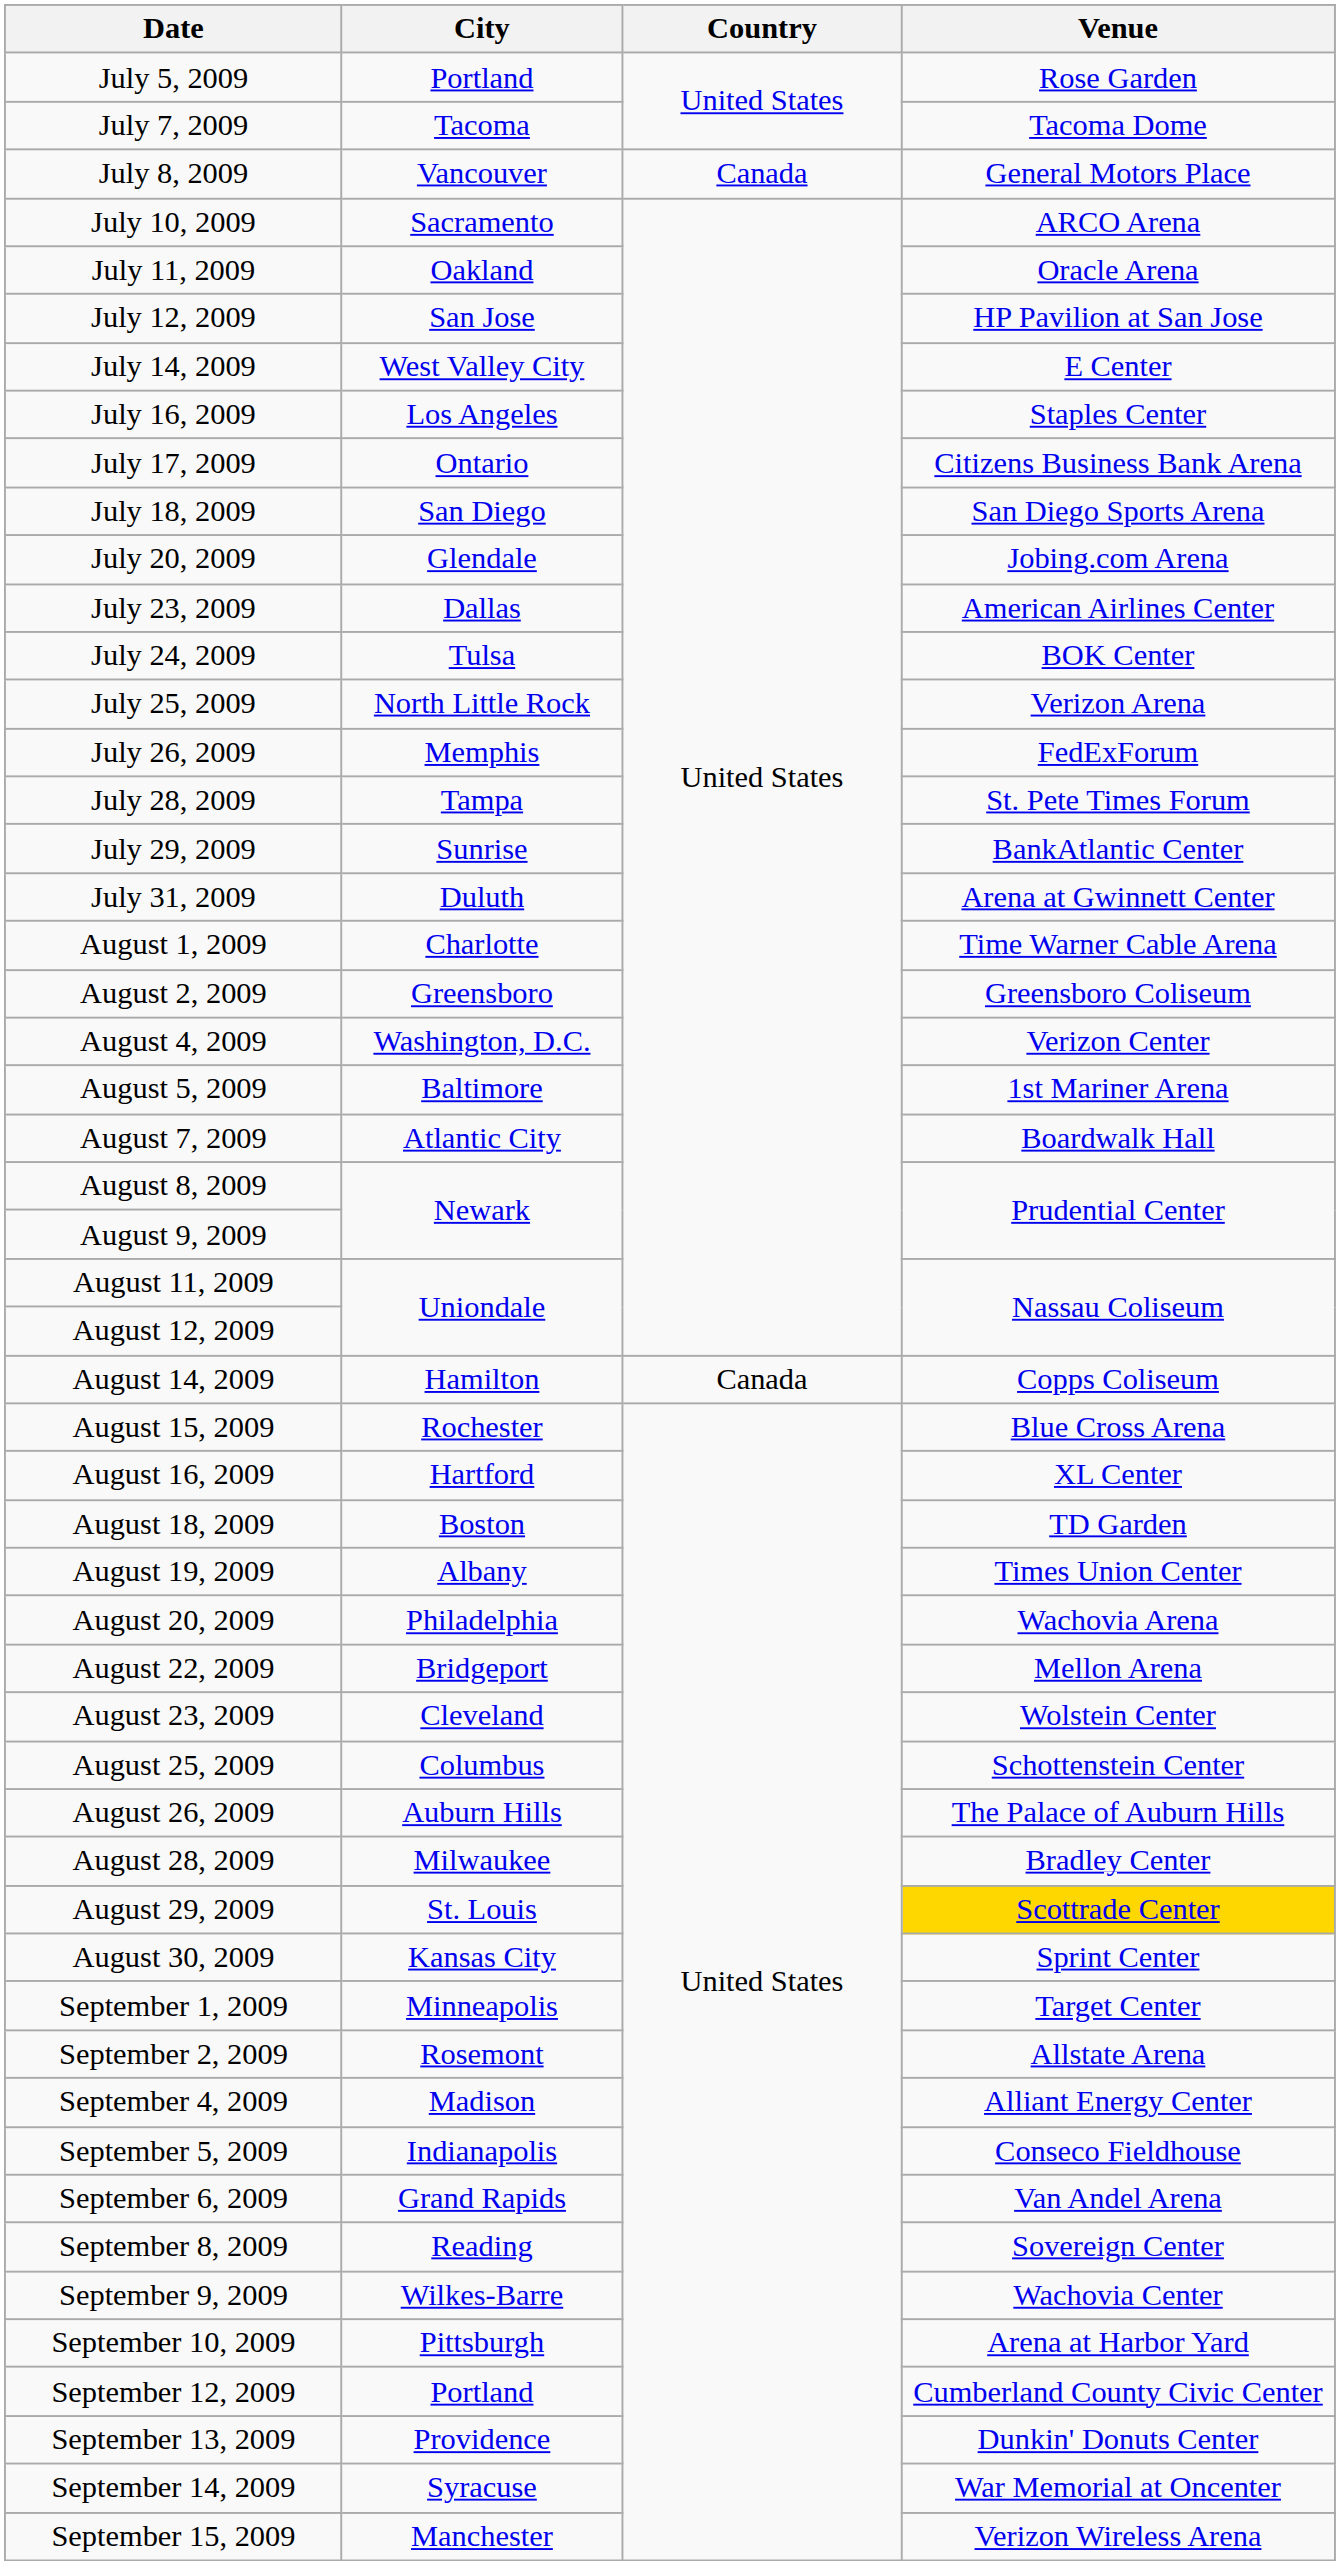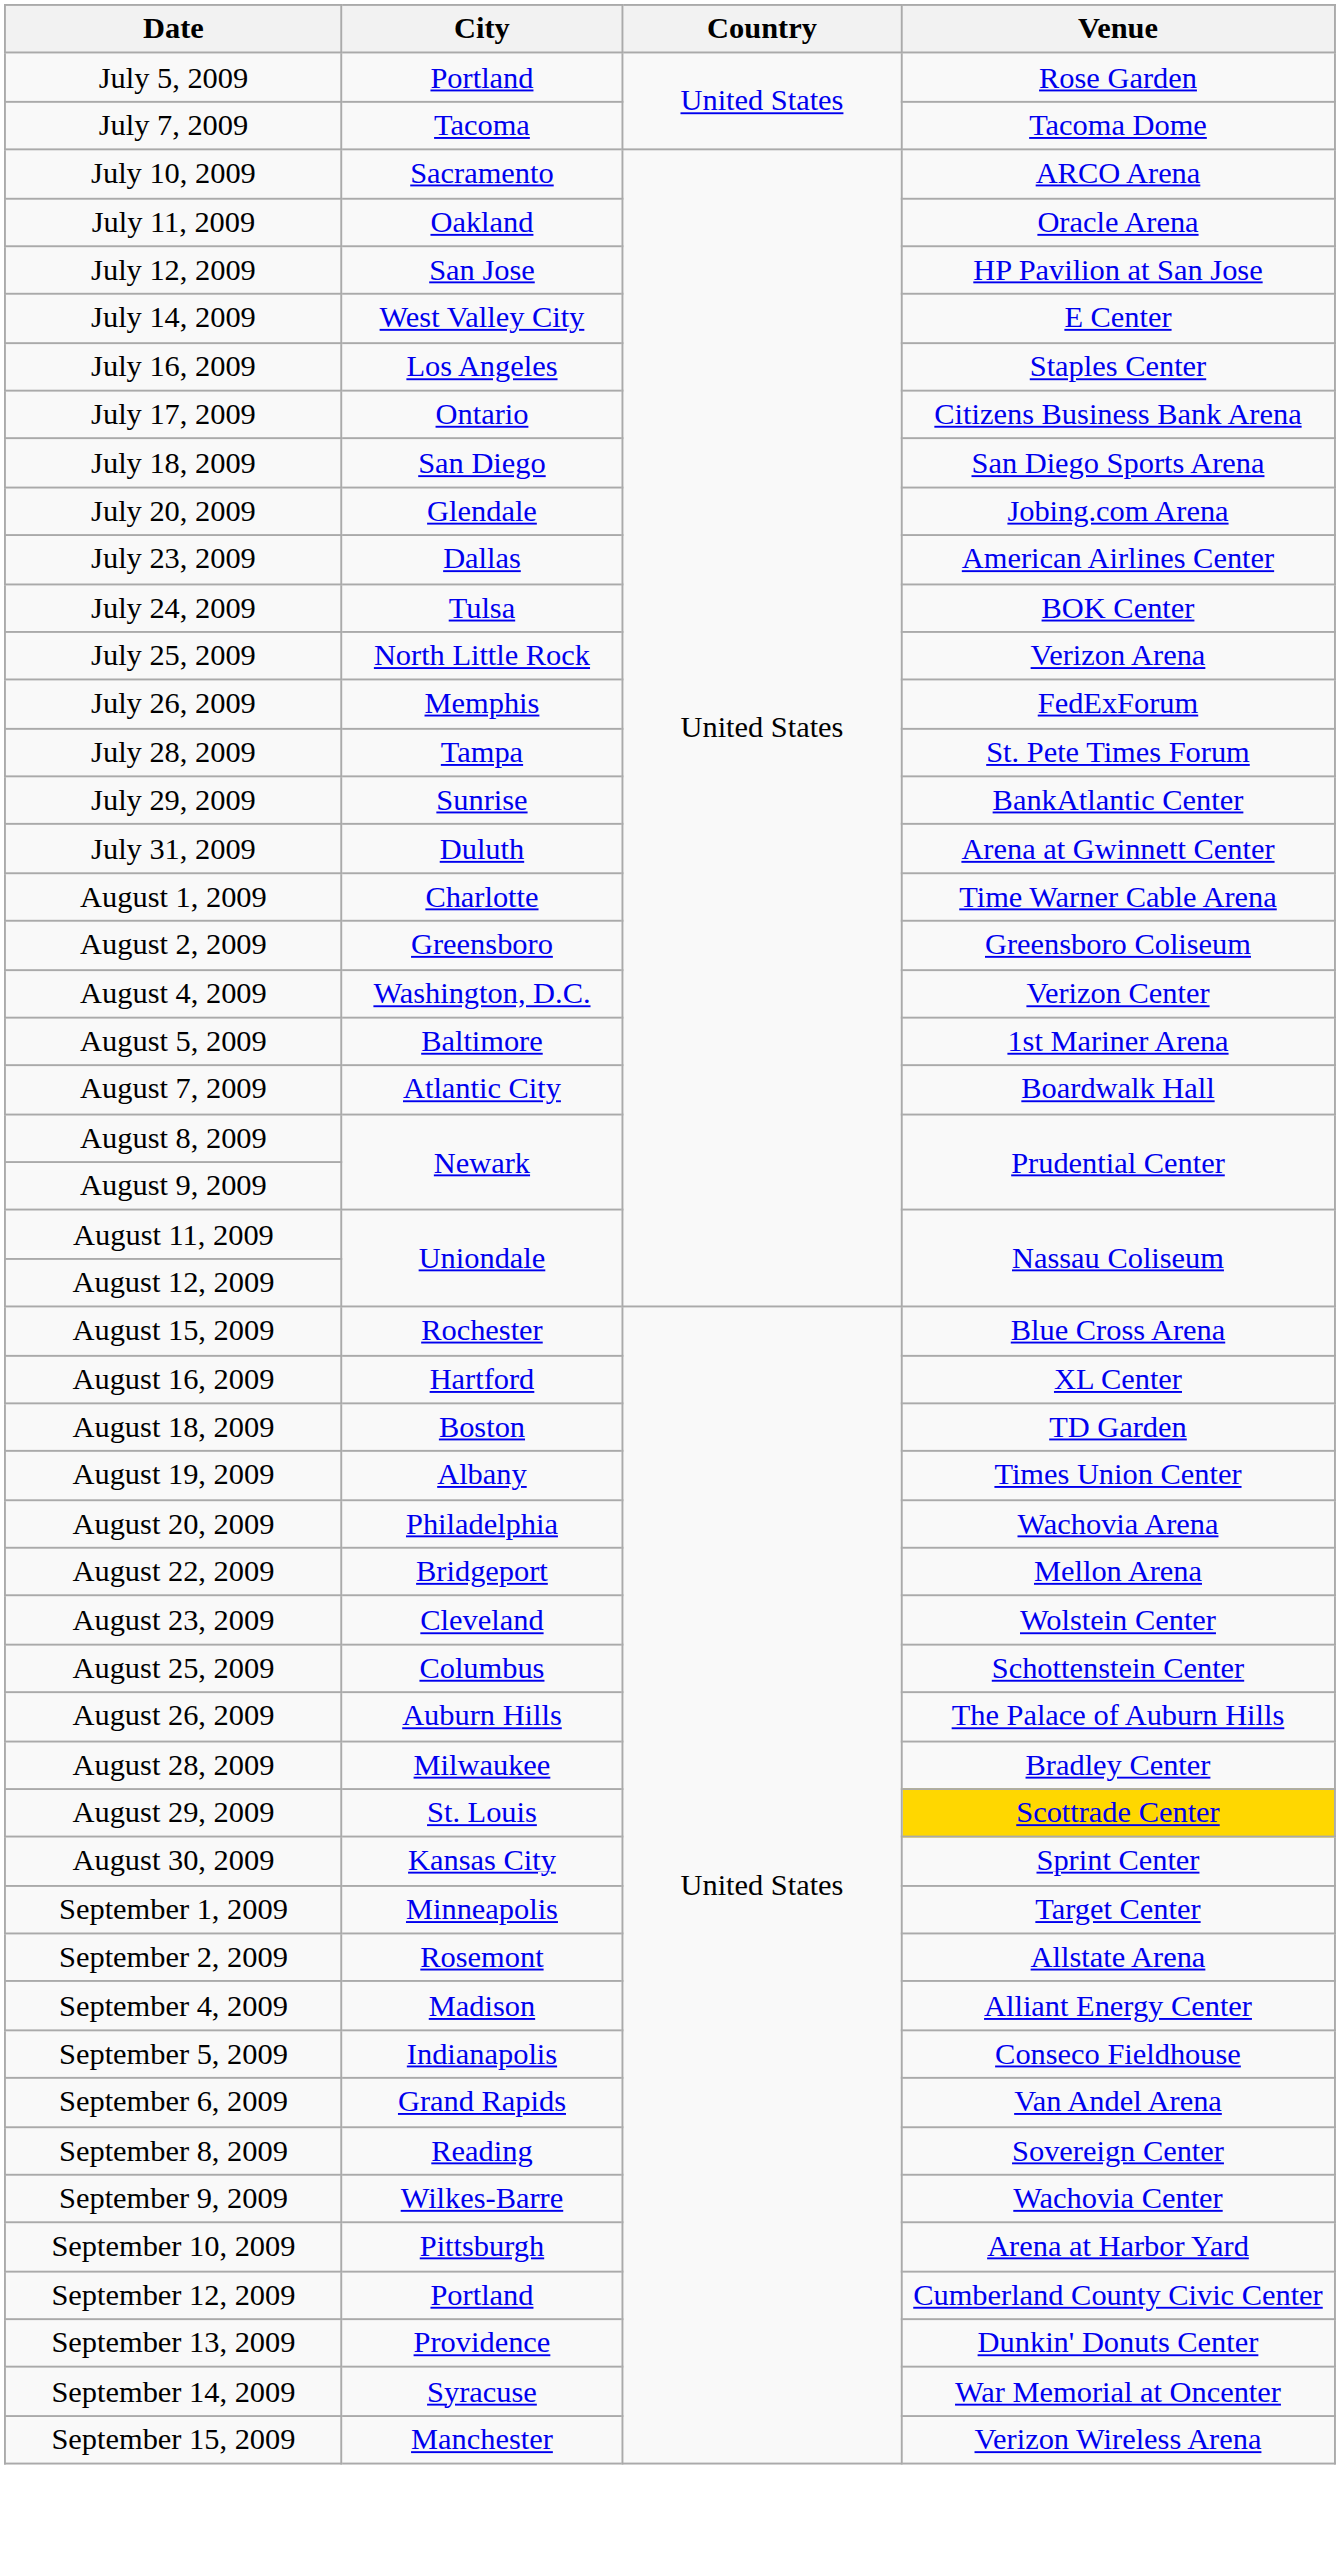- row: (173, 173)
- row: (173, 1378)
